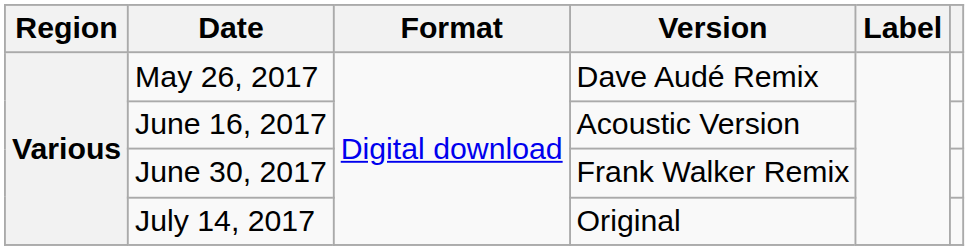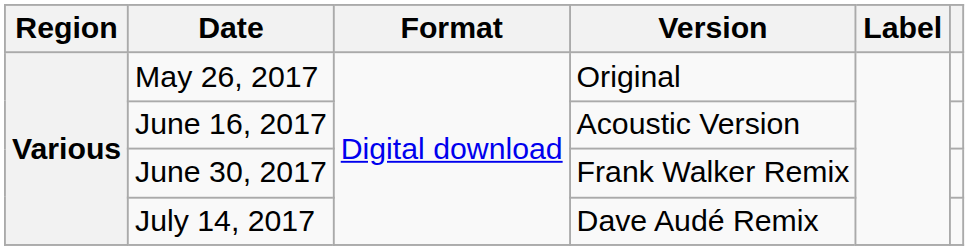(698, 76) Dave Audé Remix -> (629, 76) Original
(629, 220) Original -> (698, 220) Dave Audé Remix
